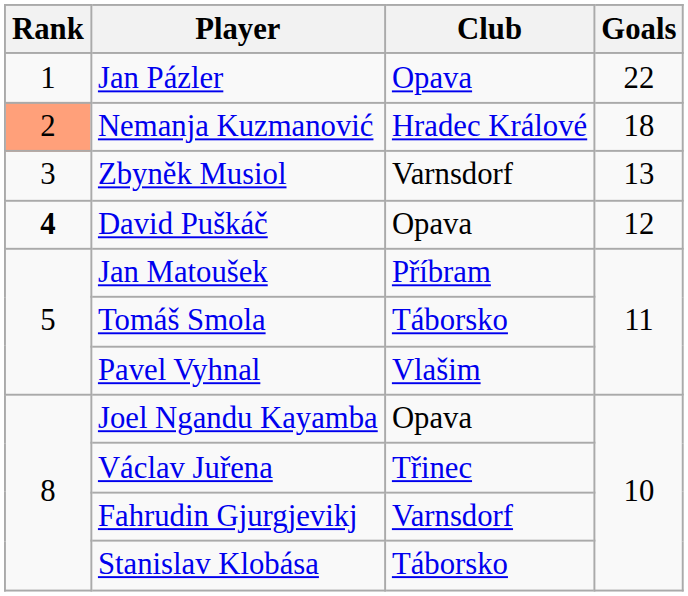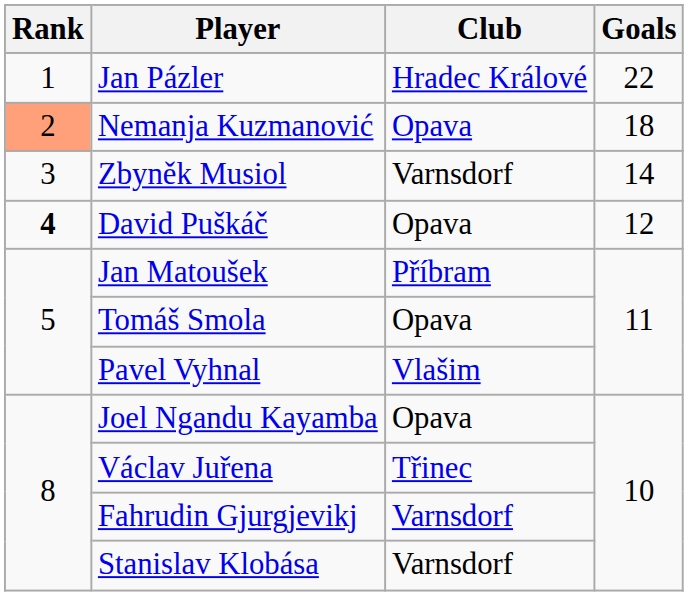(432, 77) Opava -> (490, 77) Hradec Králové
(490, 126) Hradec Králové -> (432, 126) Opava
(639, 175) 13 -> (639, 175) 14
(450, 321) Táborsko -> (432, 321) Opava
(450, 564) Táborsko -> (452, 564) Varnsdorf
